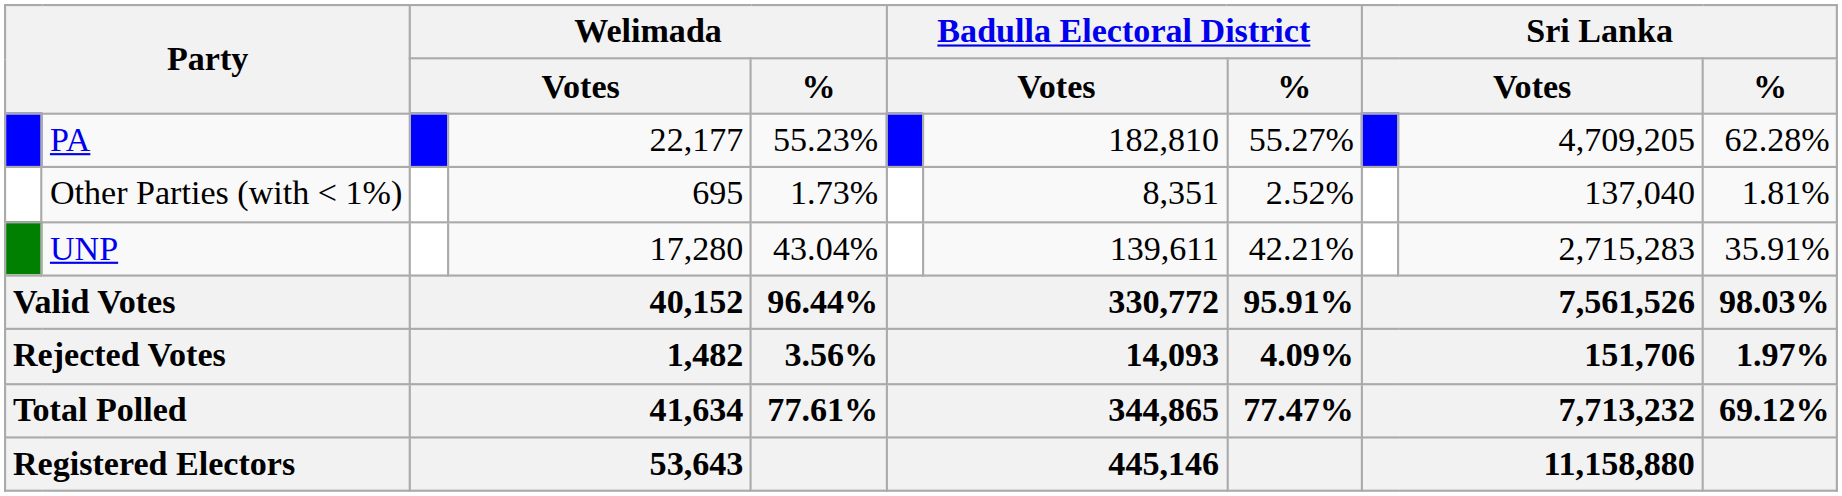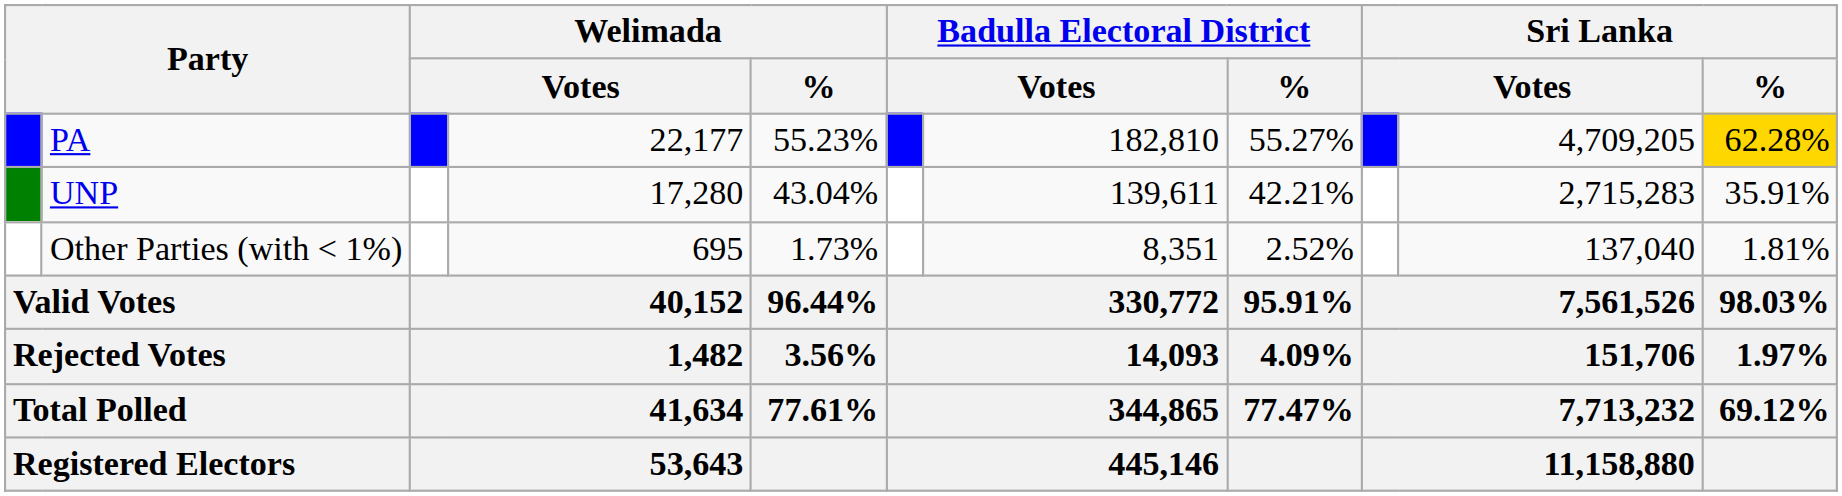(1777, 139) no background -> (1777, 139) gold background
rows swapped: (84, 247) <-> (226, 193)
